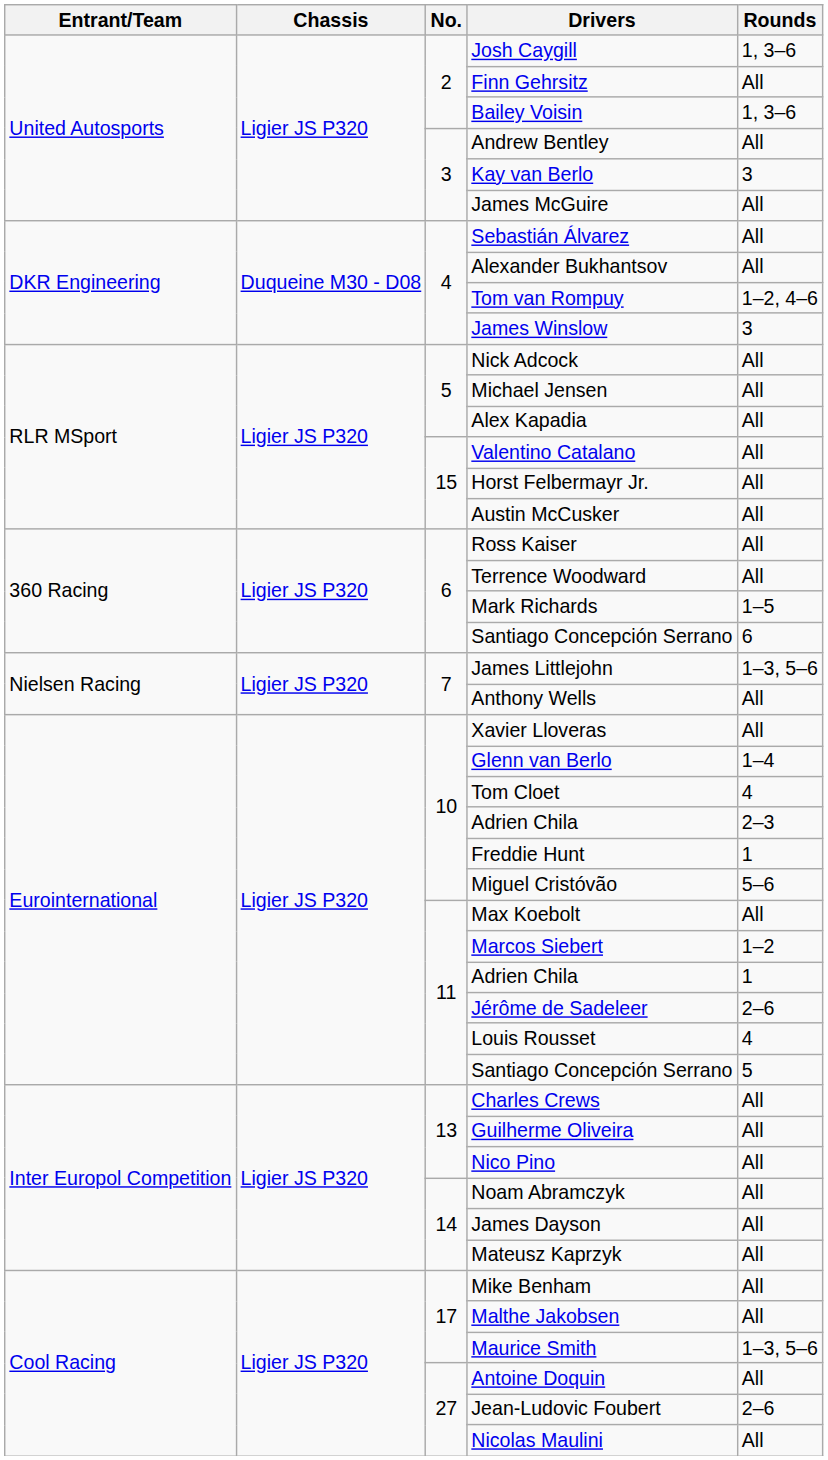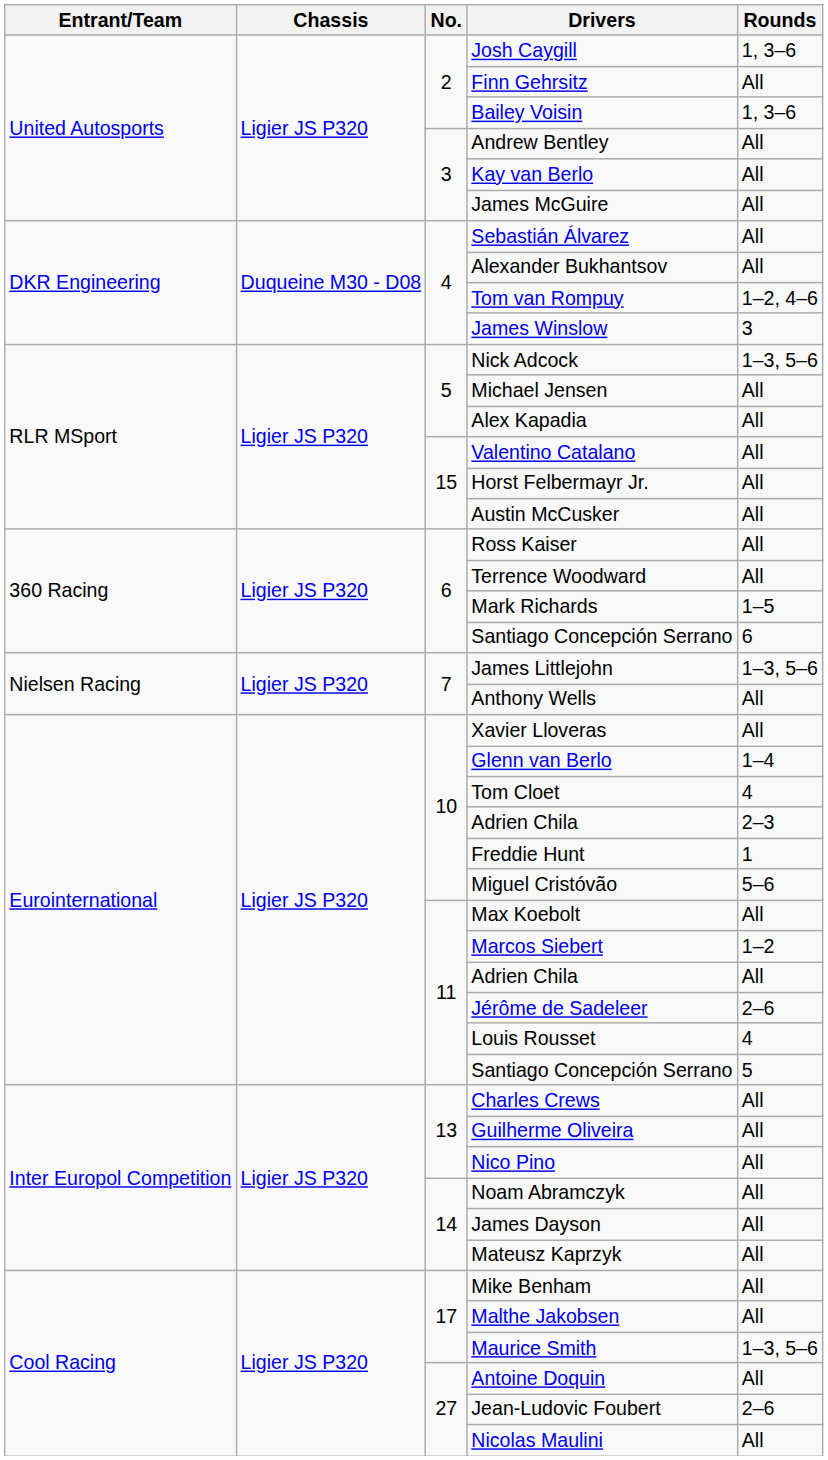(747, 174) 3 -> (753, 174) All
(753, 359) All -> (780, 359) 1–3, 5–6
(747, 977) 1 -> (753, 977) All
